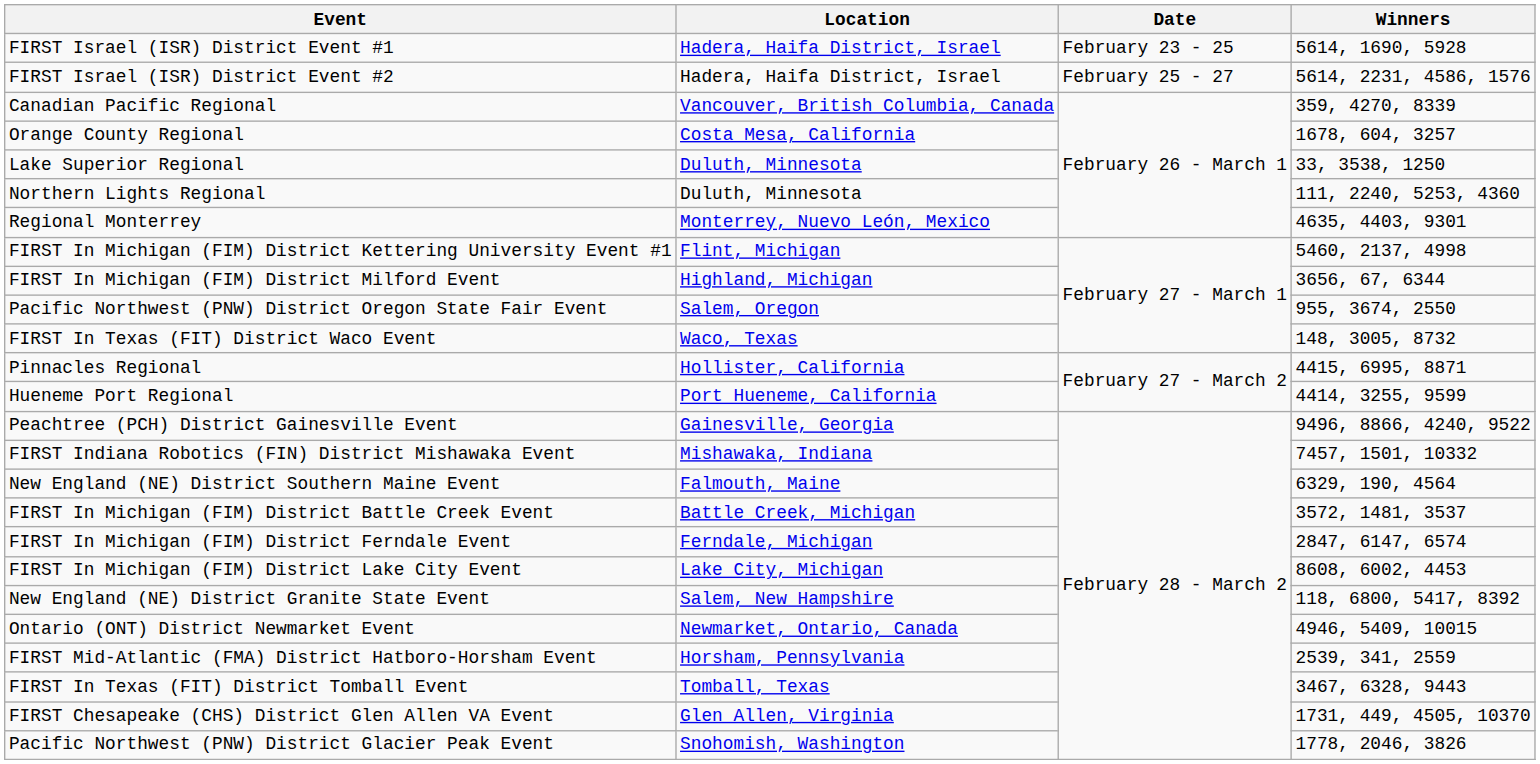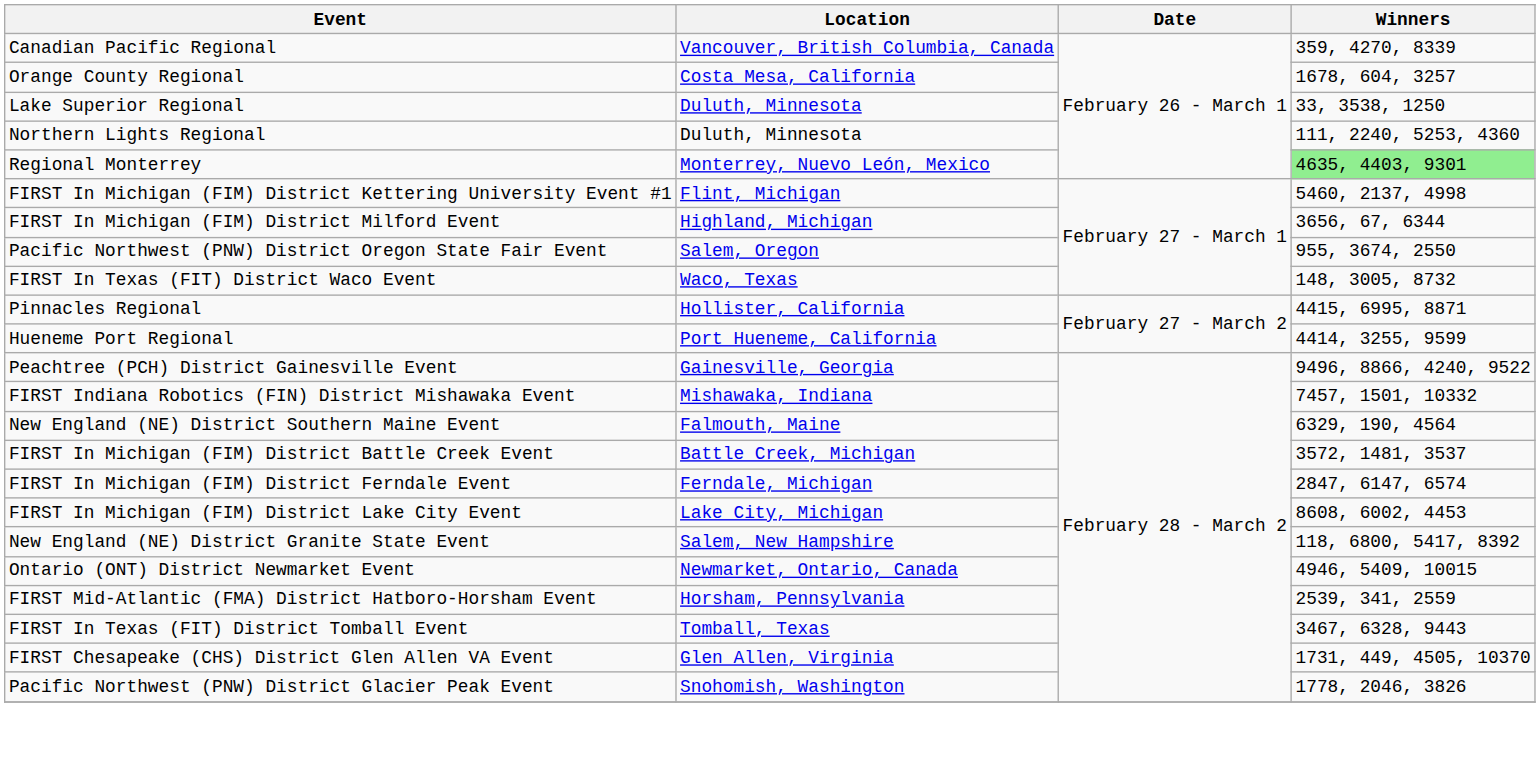- row: (201, 48)
- row: (201, 77)
(1381, 222) no background -> (1381, 164) lightgreen background
